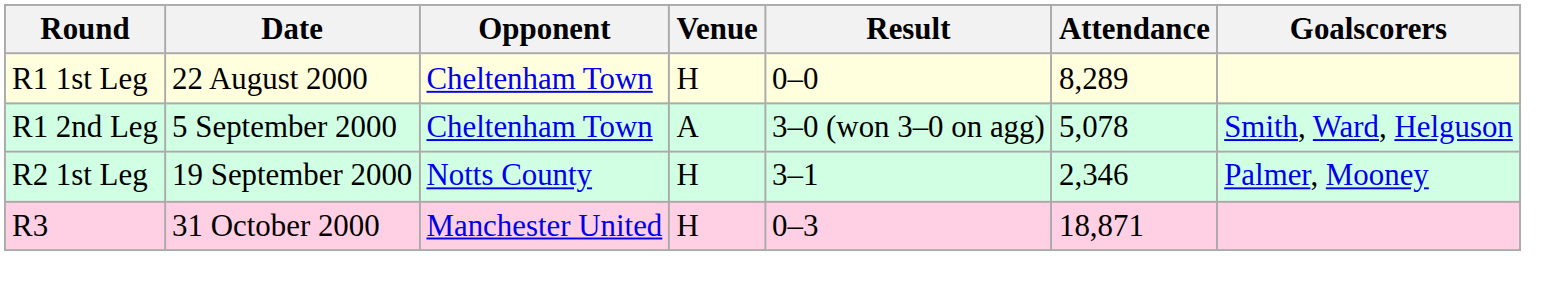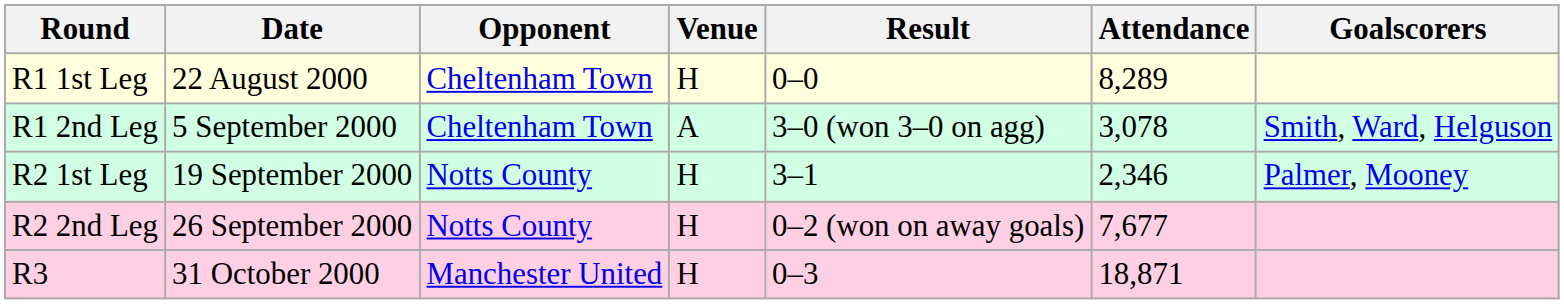(1094, 126) 5,078 -> (1133, 126) 3,078
+ row: (85, 224)
